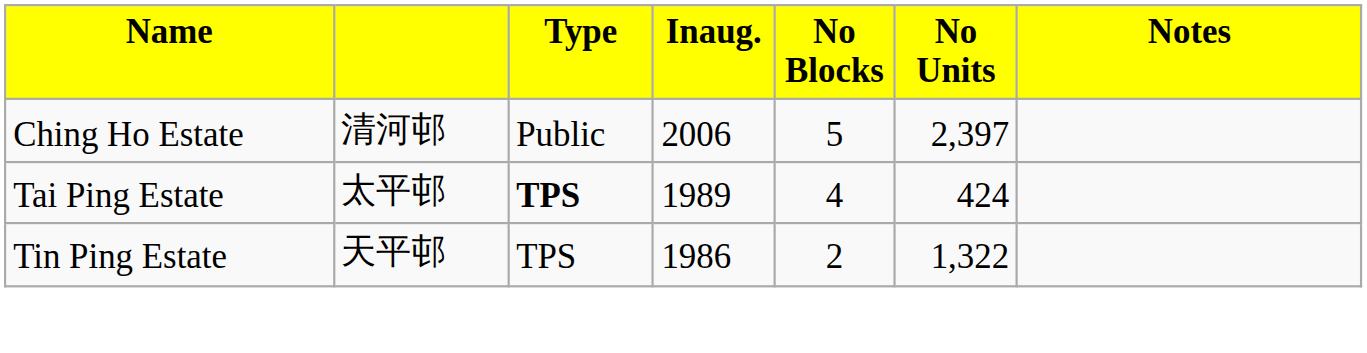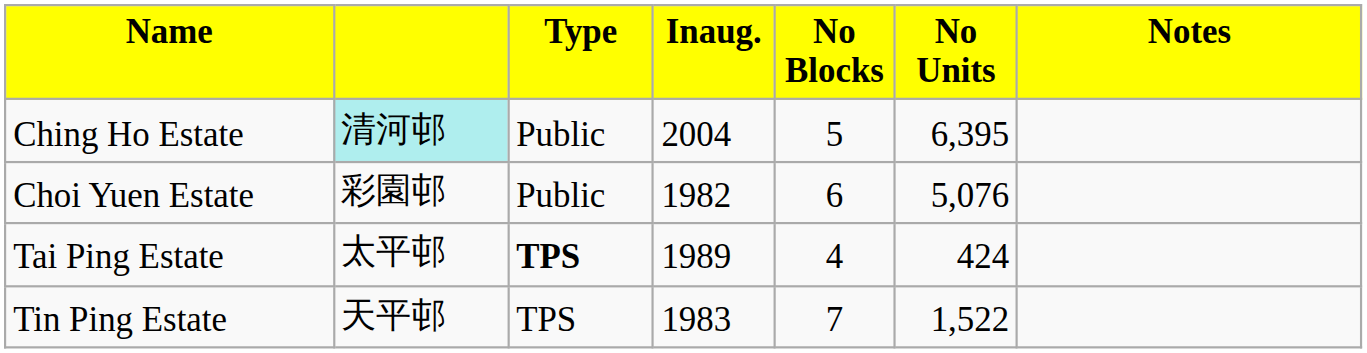(394, 128) no background -> (394, 128) paleturquoise background
(696, 133) 2006 -> (696, 133) 2004
(970, 133) 2,397 -> (970, 133) 6,395
+ row: (134, 195)
(696, 256) 1986 -> (696, 318) 1983
(834, 256) 2 -> (834, 318) 7
(970, 256) 1,322 -> (970, 318) 1,522
